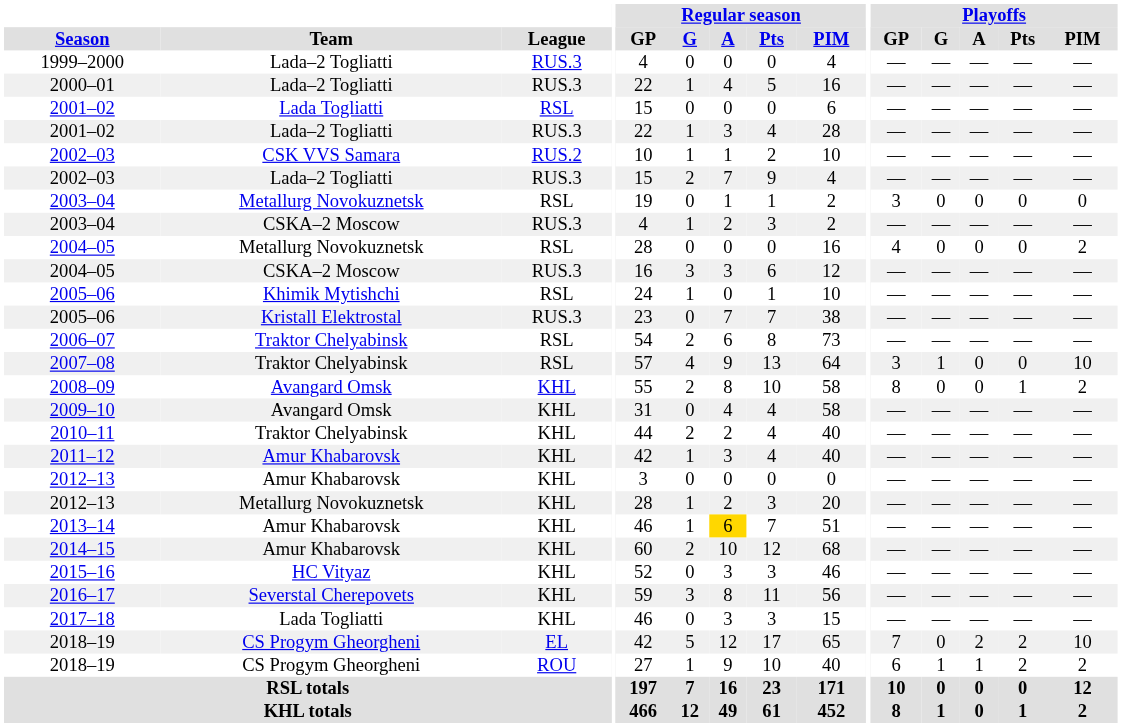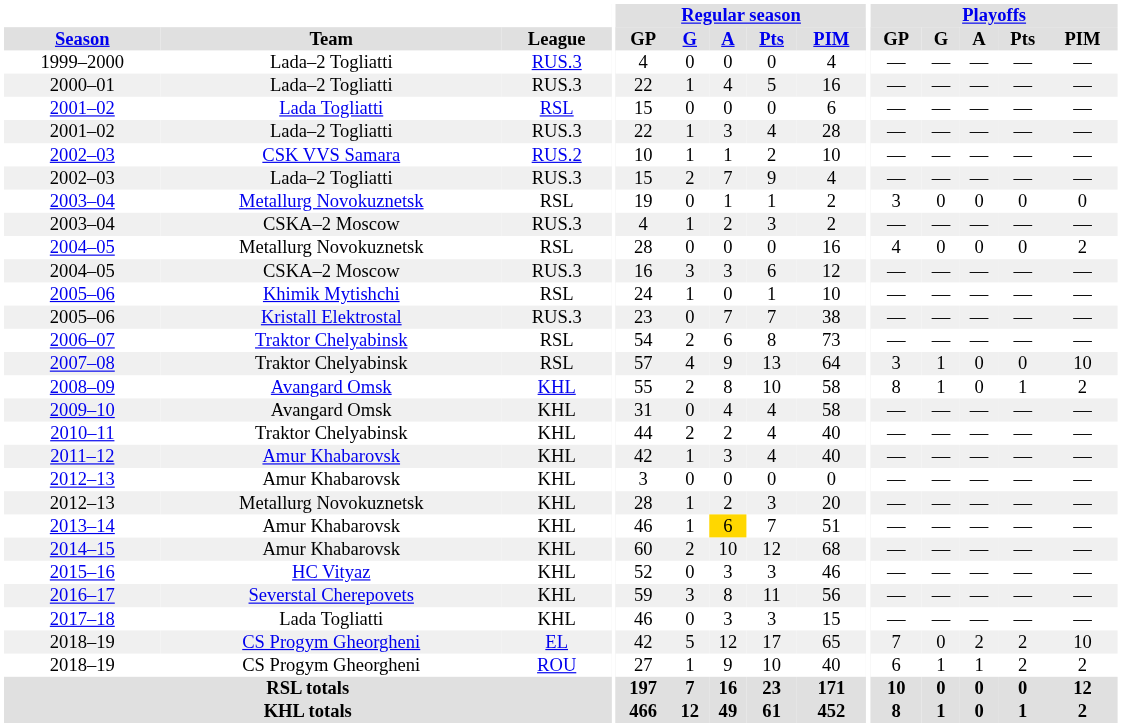(941, 386) 0 -> (941, 386) 1
